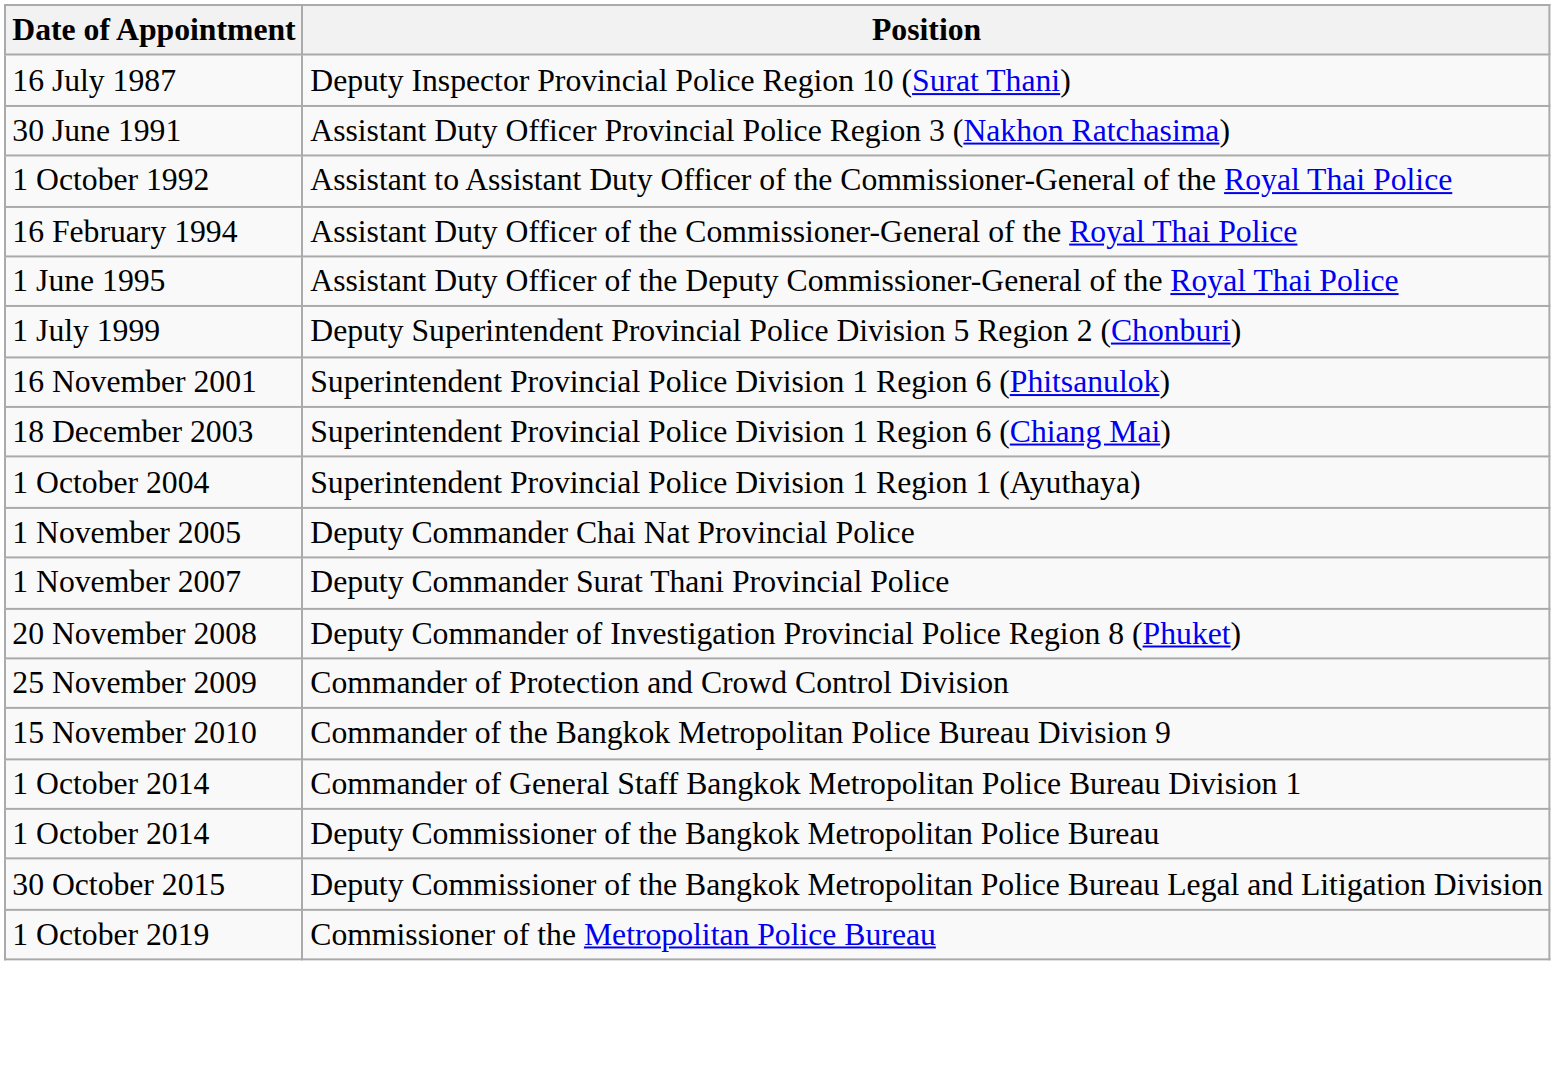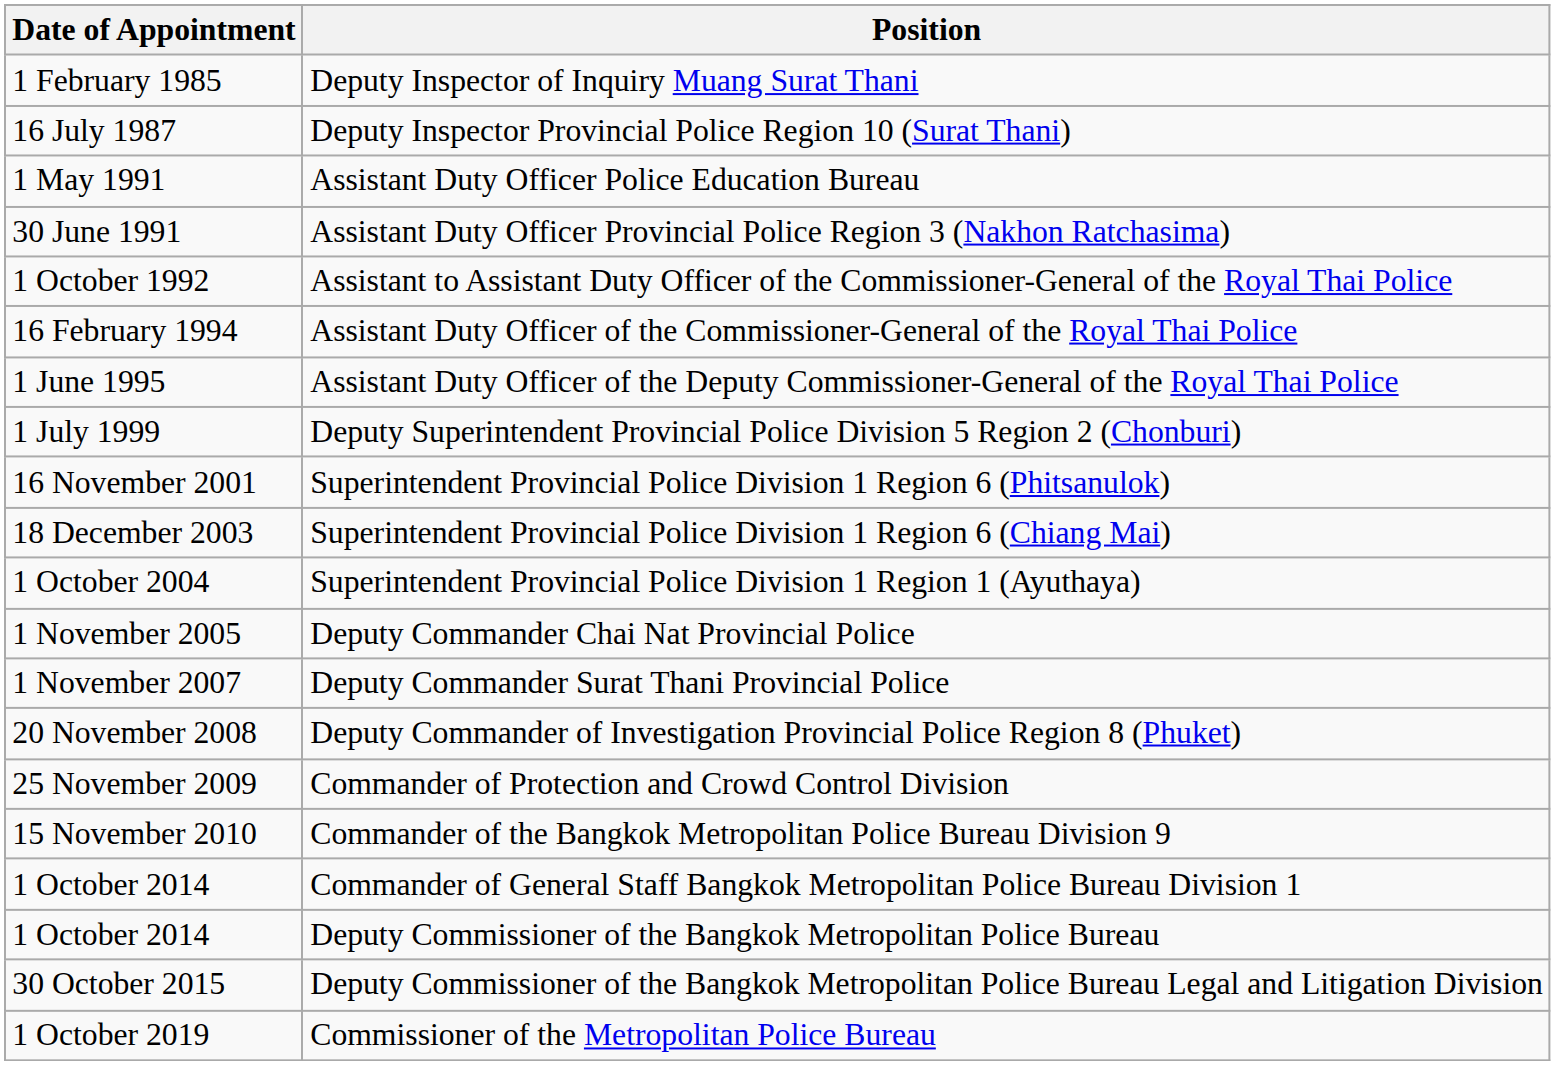+ row: (614, 79)
+ row: (615, 180)
